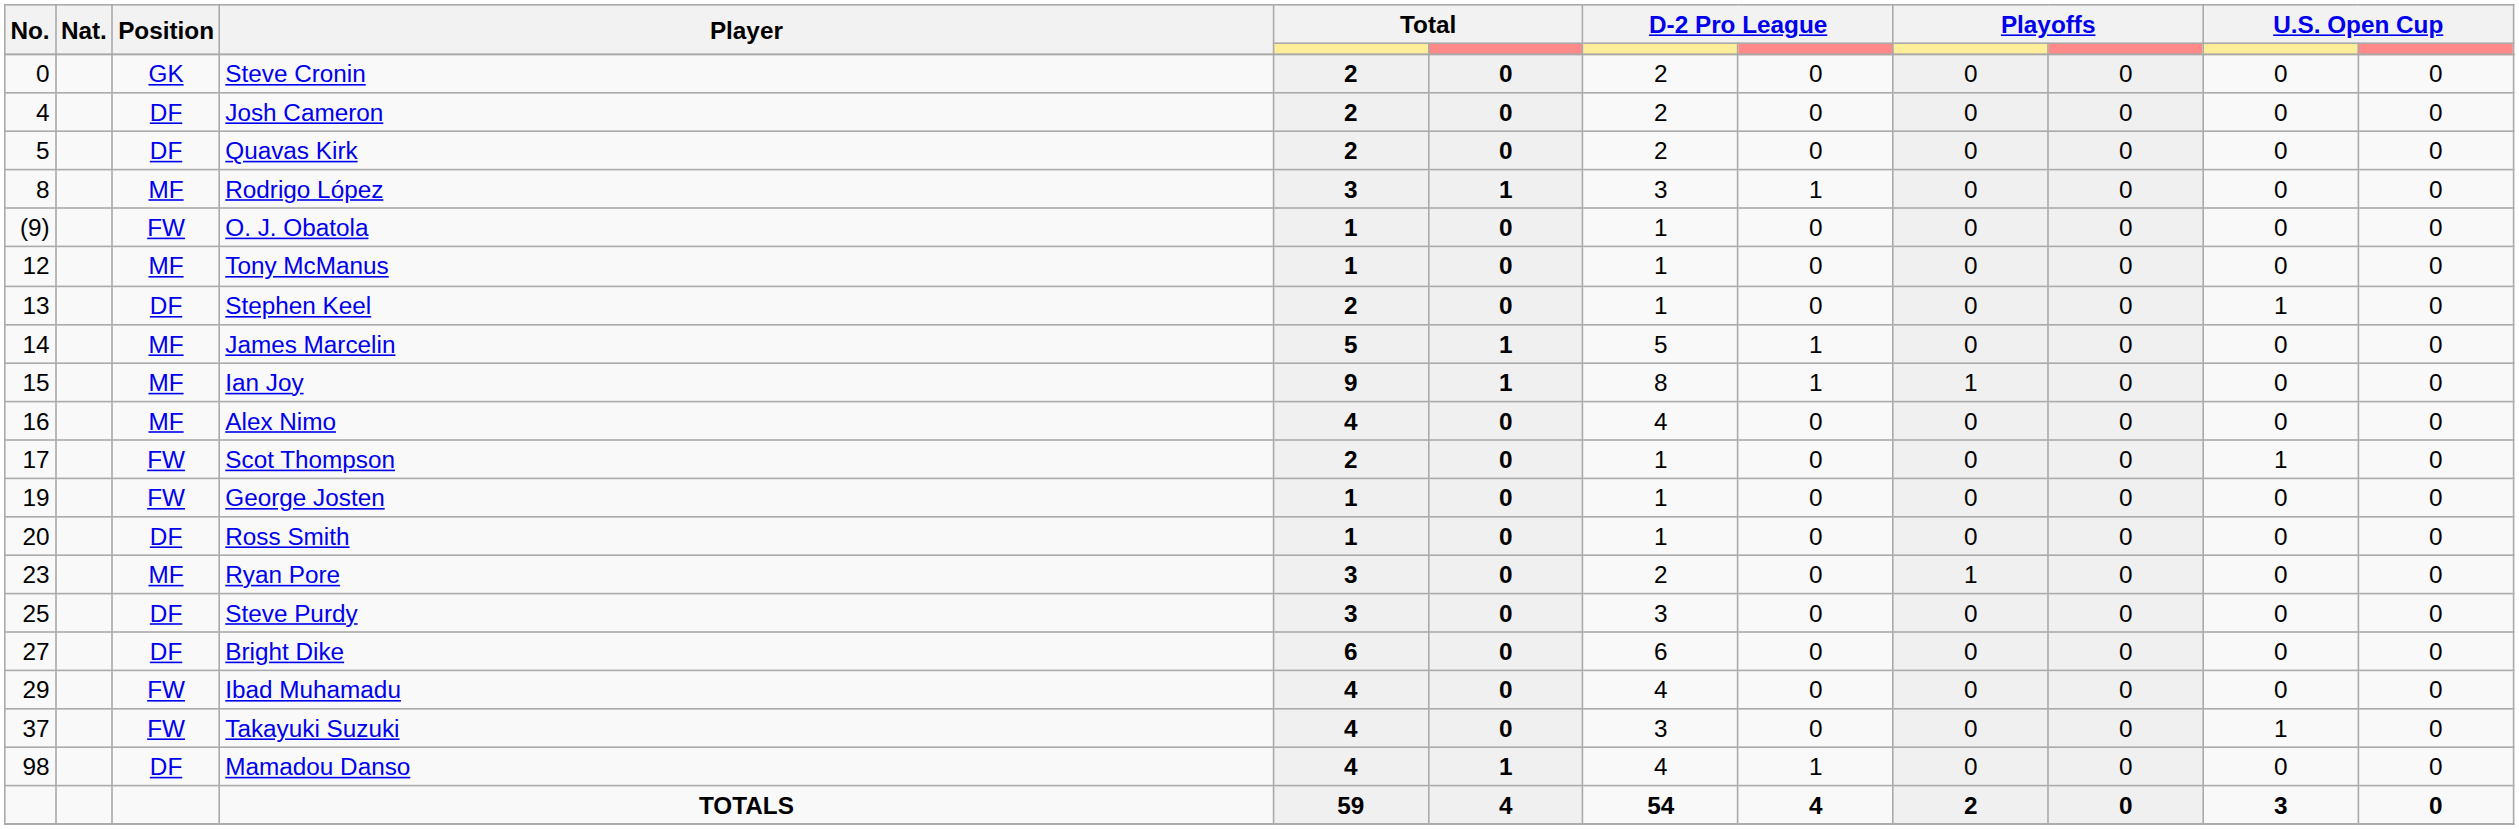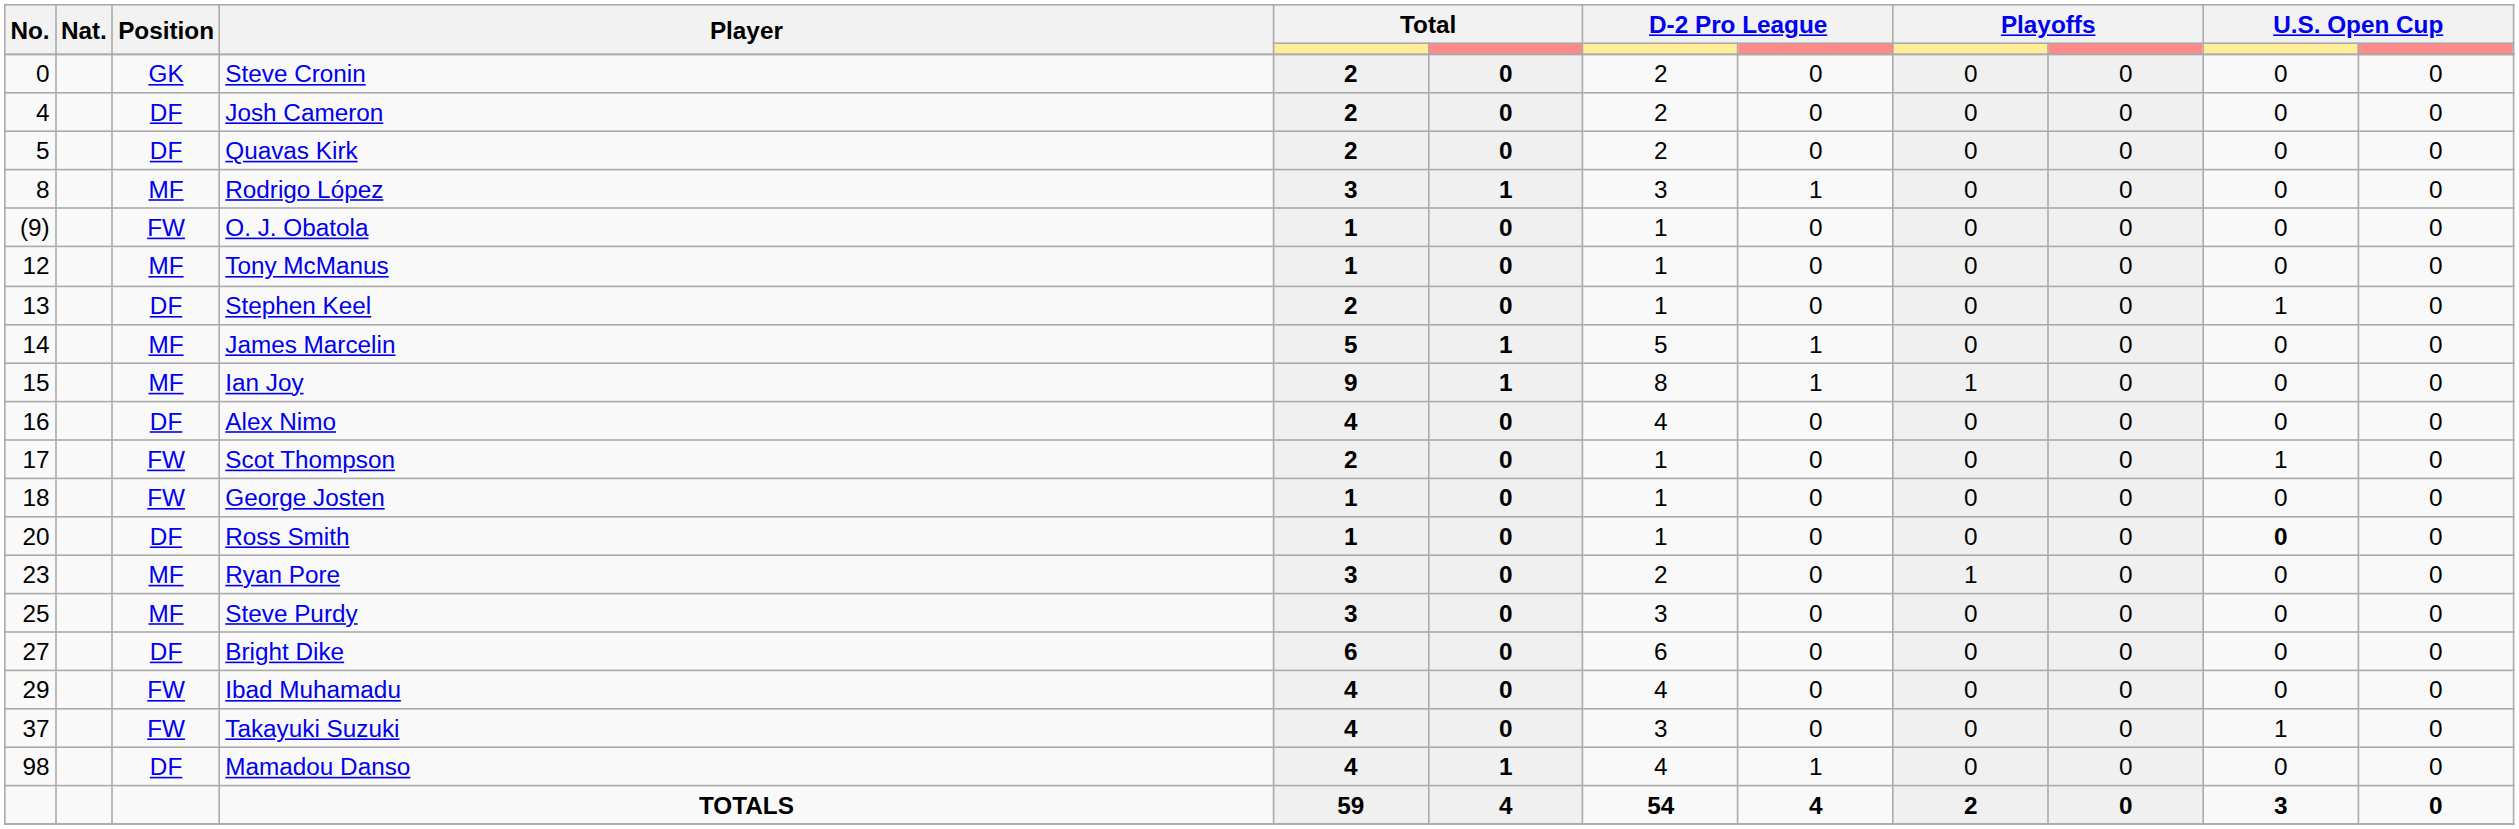(166, 421) MF -> (166, 421) DF
(36, 498) 19 -> (36, 498) 18
(2281, 536) normal -> (2281, 536) bold
(166, 613) DF -> (166, 613) MF
